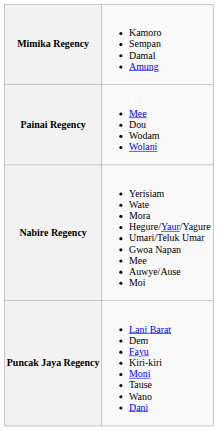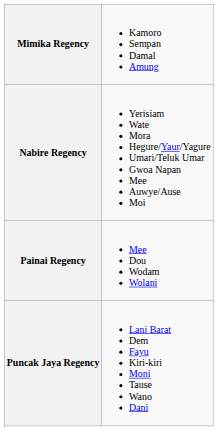rows swapped: (53, 232) <-> (53, 124)
